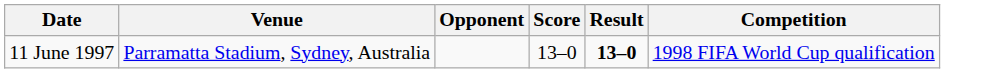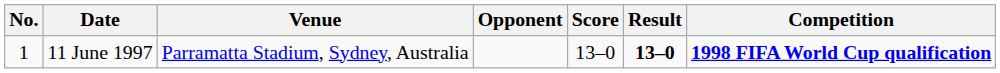+ column: (24, 20)
(794, 51) normal -> (841, 51) bold
